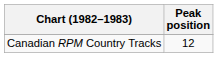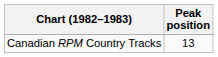(188, 43) 12 -> (188, 43) 13
